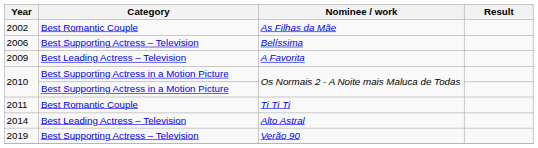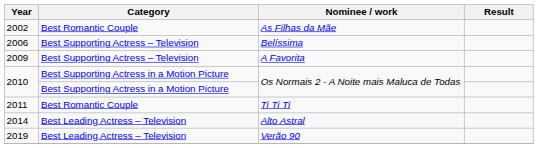(113, 58) Best Leading Actress – Television -> (120, 58) Best Supporting Actress – Television
(120, 136) Best Supporting Actress – Television -> (113, 136) Best Leading Actress – Television
